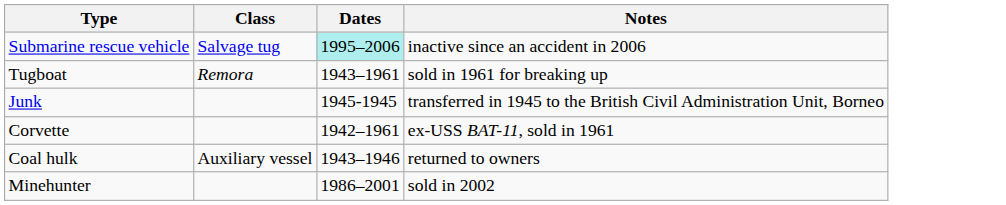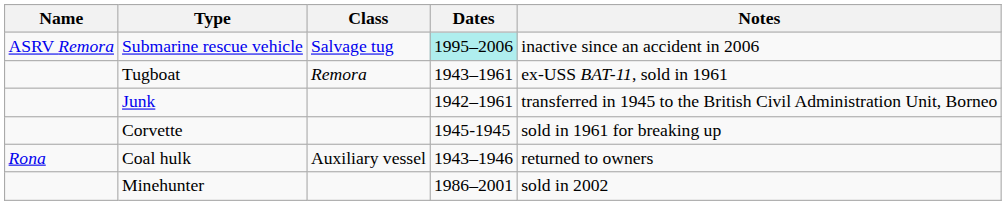+ column: (61, 18)
(508, 74) sold in 1961 for breaking up -> (625, 74) ex-USS BAT-11, sold in 1961
(359, 102) 1945-1945 -> (474, 102) 1942–1961
(360, 130) 1942–1961 -> (472, 130) 1945-1945
(511, 130) ex-USS BAT-11, sold in 1961 -> (621, 130) sold in 1961 for breaking up
